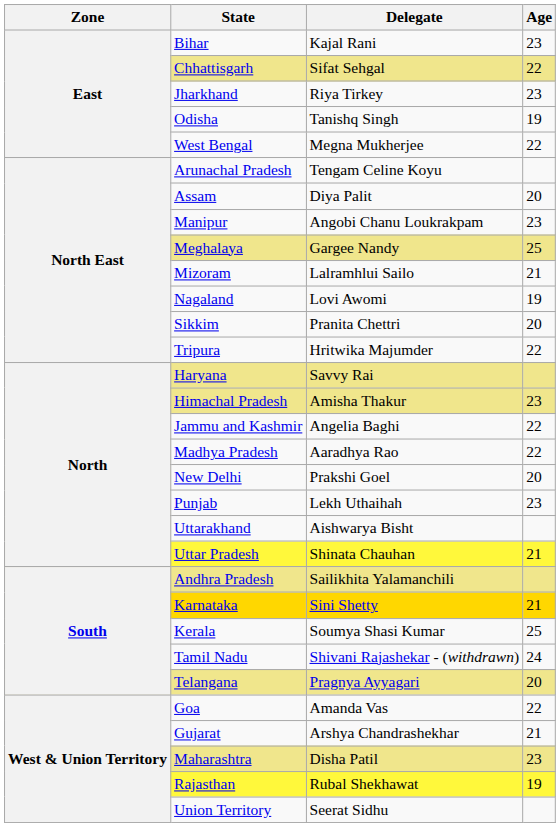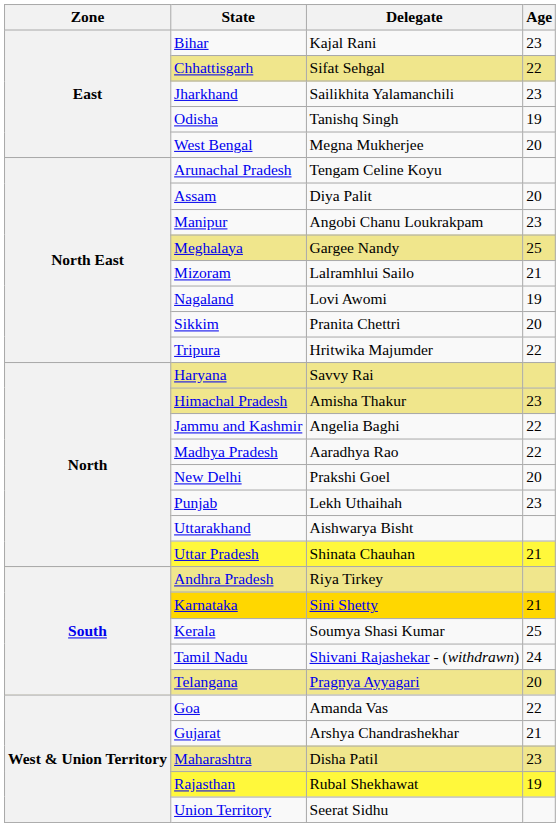(346, 94) Riya Tirkey -> (382, 94) Sailikhita Yalamanchili
(534, 145) 22 -> (534, 145) 20
(382, 579) Sailikhita Yalamanchili -> (346, 579) Riya Tirkey
